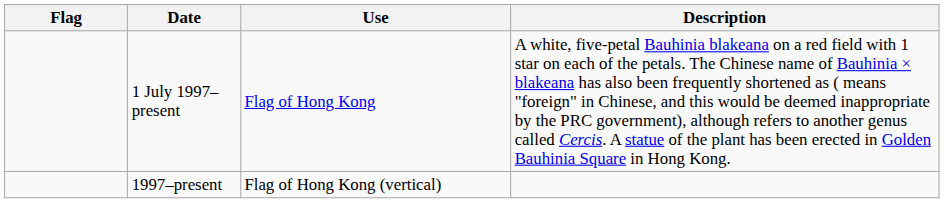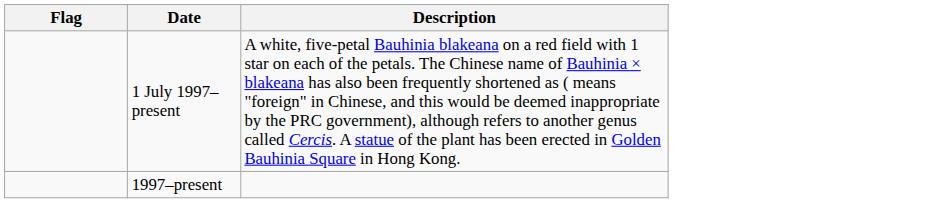- column: (376, 17)
